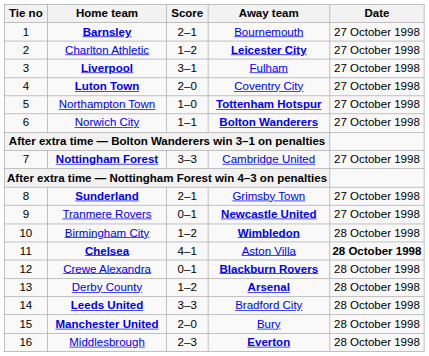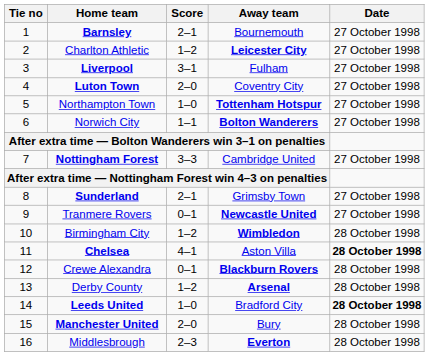(187, 305) 3–3 -> (187, 305) 1–0
(377, 305) normal -> (377, 305) bold
